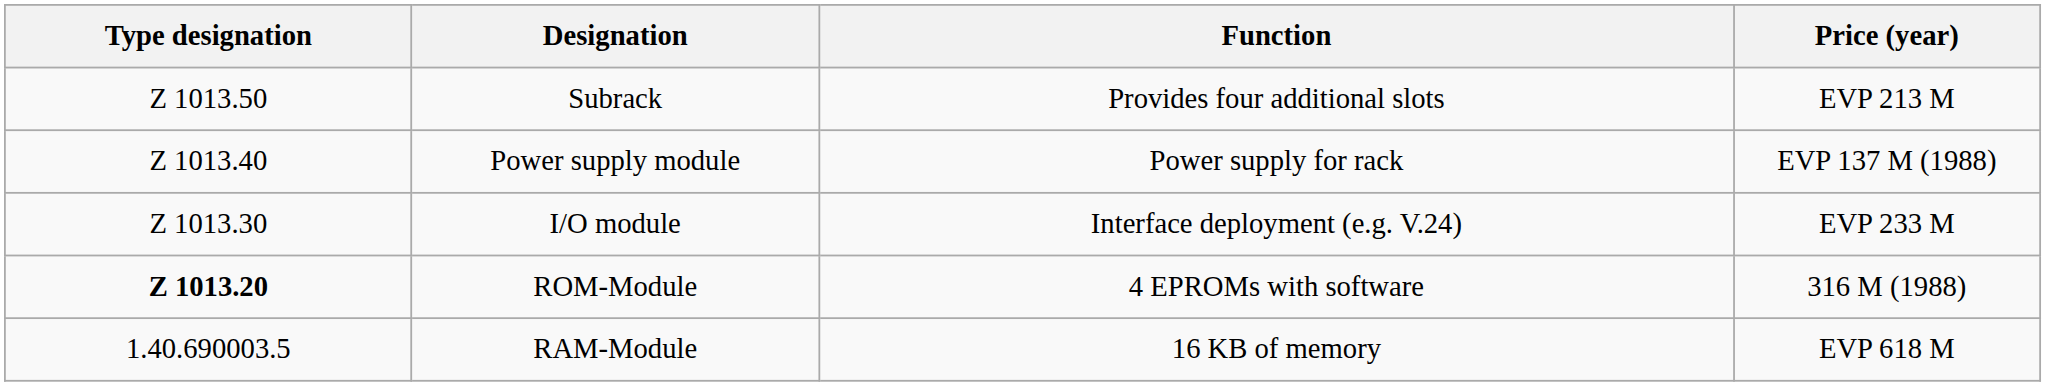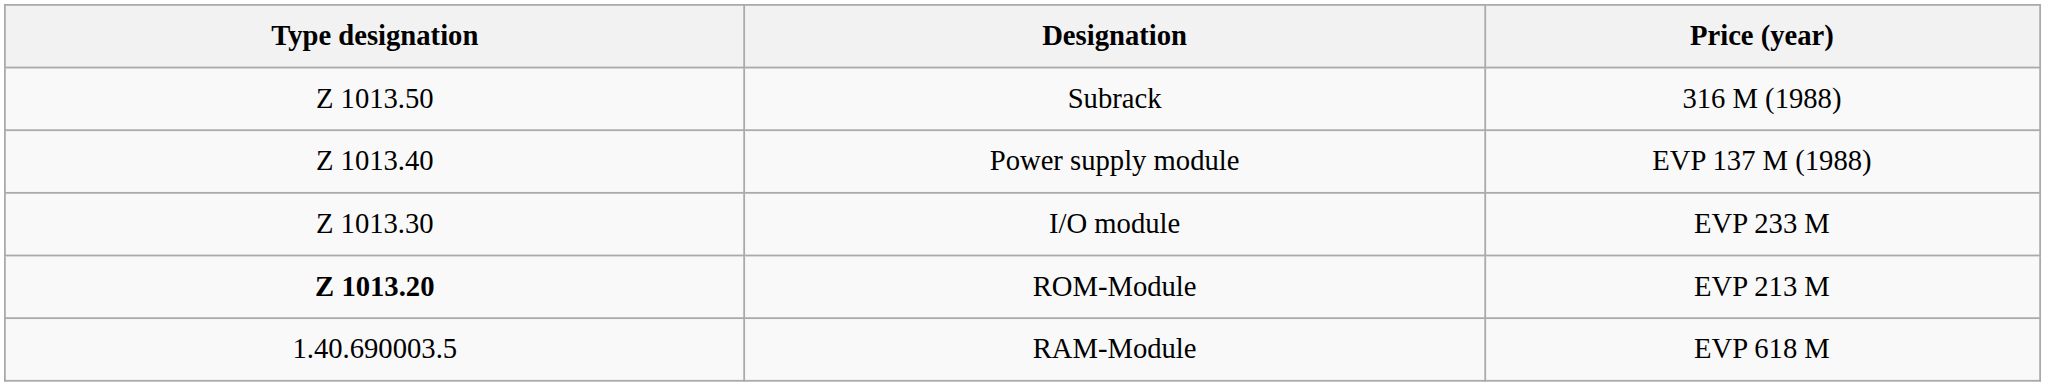- column: (1276, 35)
(1887, 98) EVP 213 M -> (1762, 98) 316 M (1988)
(1887, 286) 316 M (1988) -> (1762, 286) EVP 213 M
